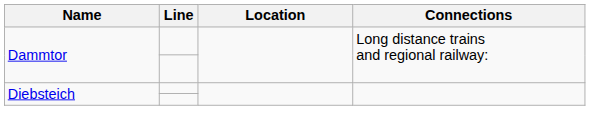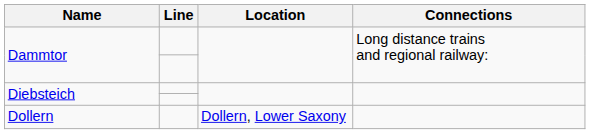+ row: (31, 116)
